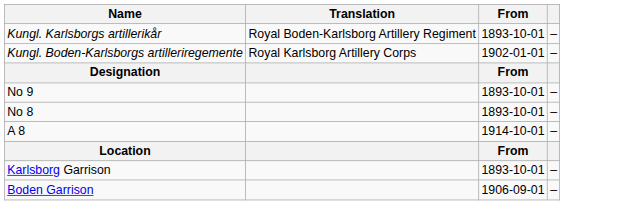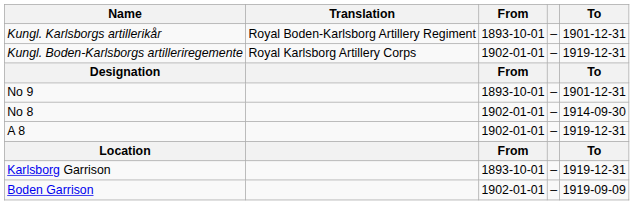+ column: (594, 14)
(513, 111) 1893-10-01 -> (513, 111) 1902-01-01
(513, 131) 1914-10-01 -> (513, 131) 1902-01-01
(513, 190) 1906-09-01 -> (513, 190) 1902-01-01
